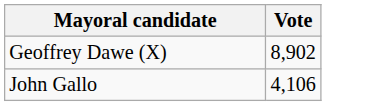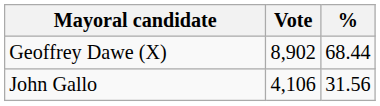+ column: (348, 20)
